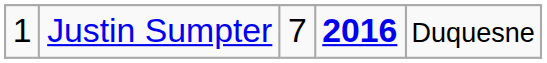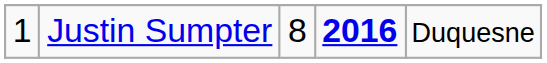(297, 31) 7 -> (297, 31) 8
